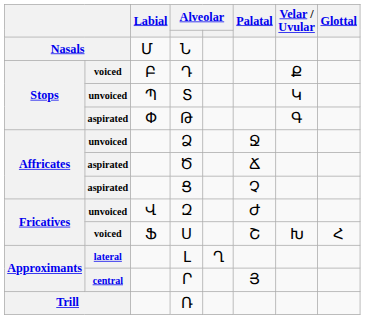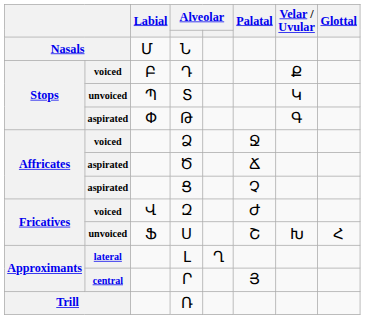(108, 142) unvoiced -> (108, 142) voiced
(108, 211) unvoiced -> (108, 211) voiced
(108, 234) voiced -> (108, 234) unvoiced
